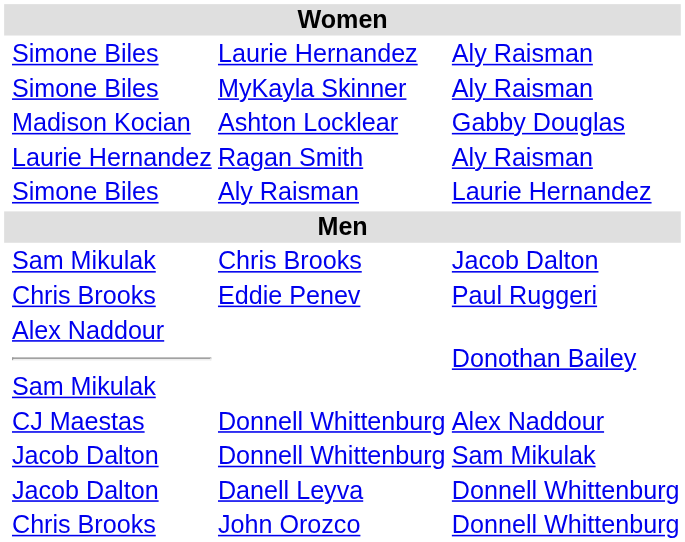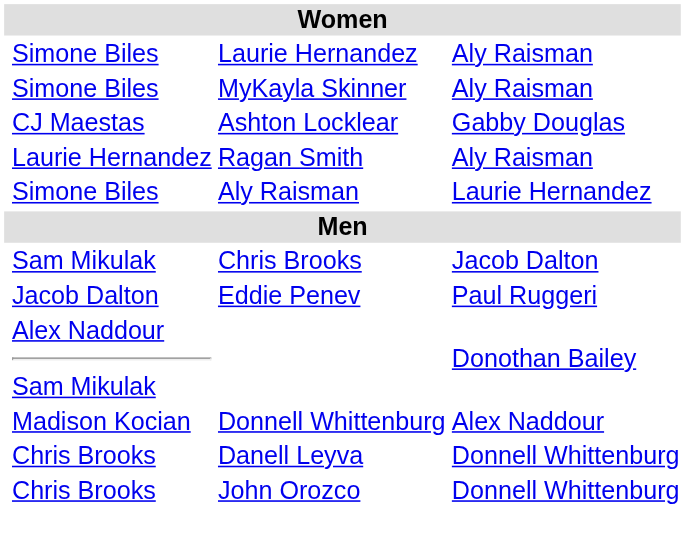(101, 123) Madison Kocian -> (78, 123) CJ Maestas
(84, 295) Chris Brooks -> (85, 295) Jacob Dalton
(78, 421) CJ Maestas -> (101, 421) Madison Kocian
- row: (332, 456)
(85, 490) Jacob Dalton -> (84, 456) Chris Brooks
